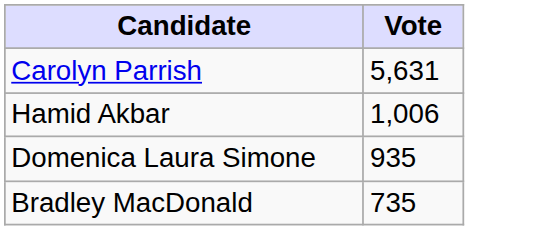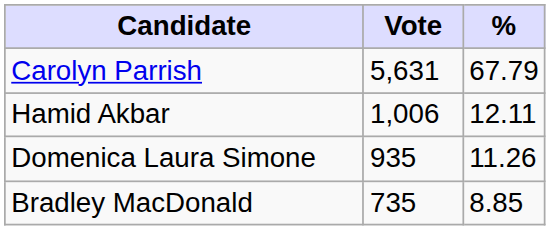+ column: (504, 26)
